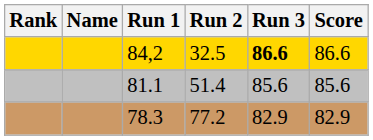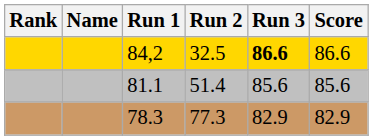(208, 118) 77.2 -> (208, 118) 77.3
